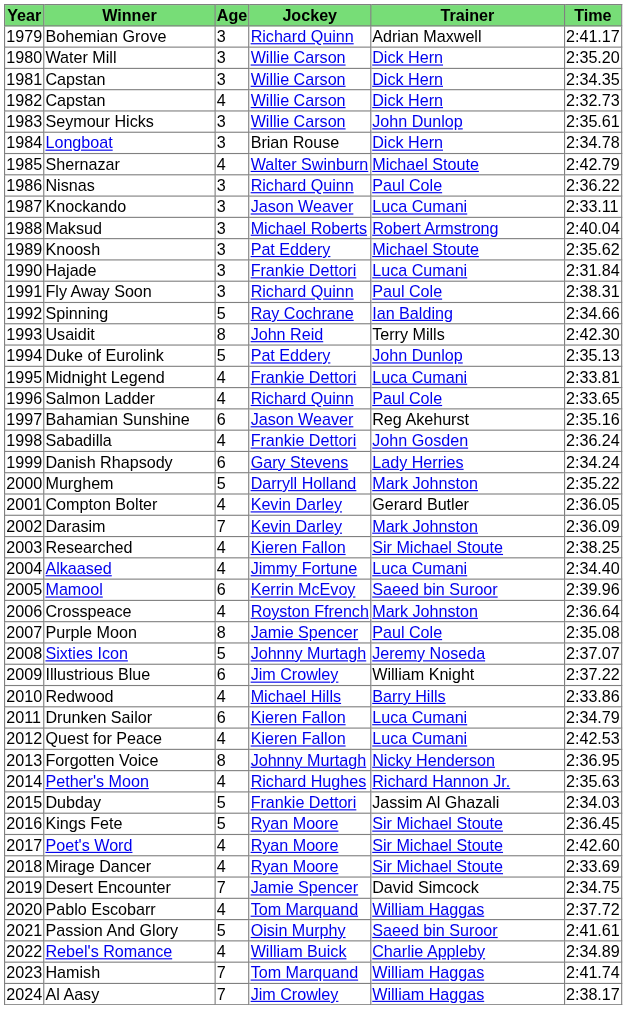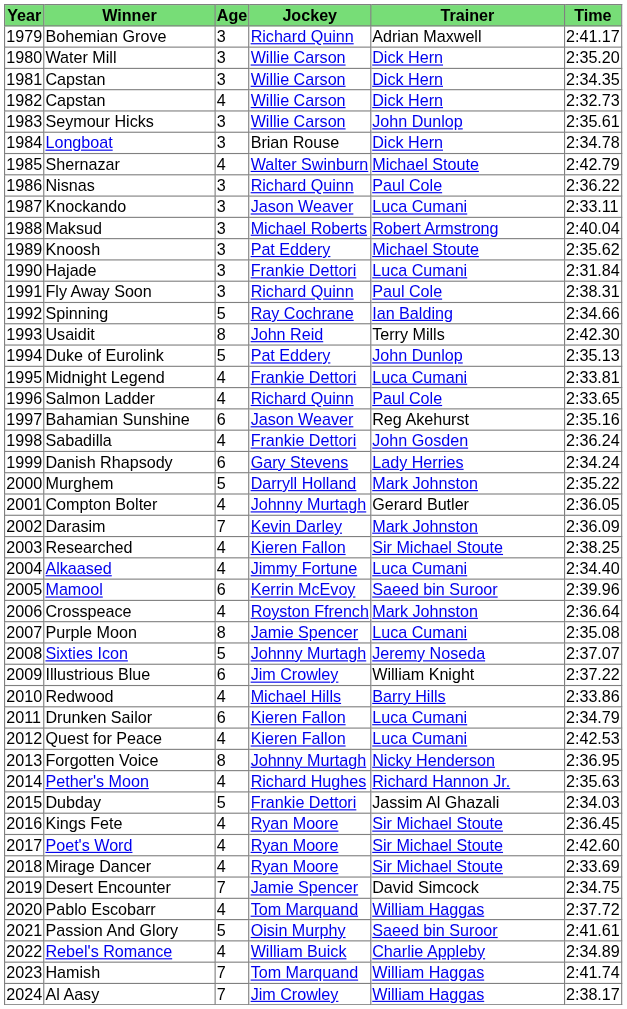(296, 505) Kevin Darley -> (308, 505) Johnny Murtagh
(407, 632) Paul Cole -> (420, 632) Luca Cumani
(221, 824) 5 -> (221, 824) 4
